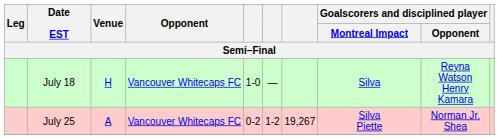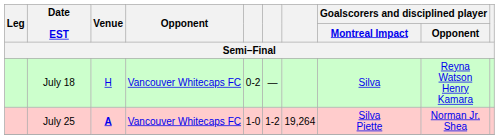(253, 82) 1-0 -> (253, 82) 0-2
(108, 121) normal -> (108, 121) bold
(253, 121) 0-2 -> (253, 121) 1-0
(300, 121) 19,267 -> (300, 121) 19,264
